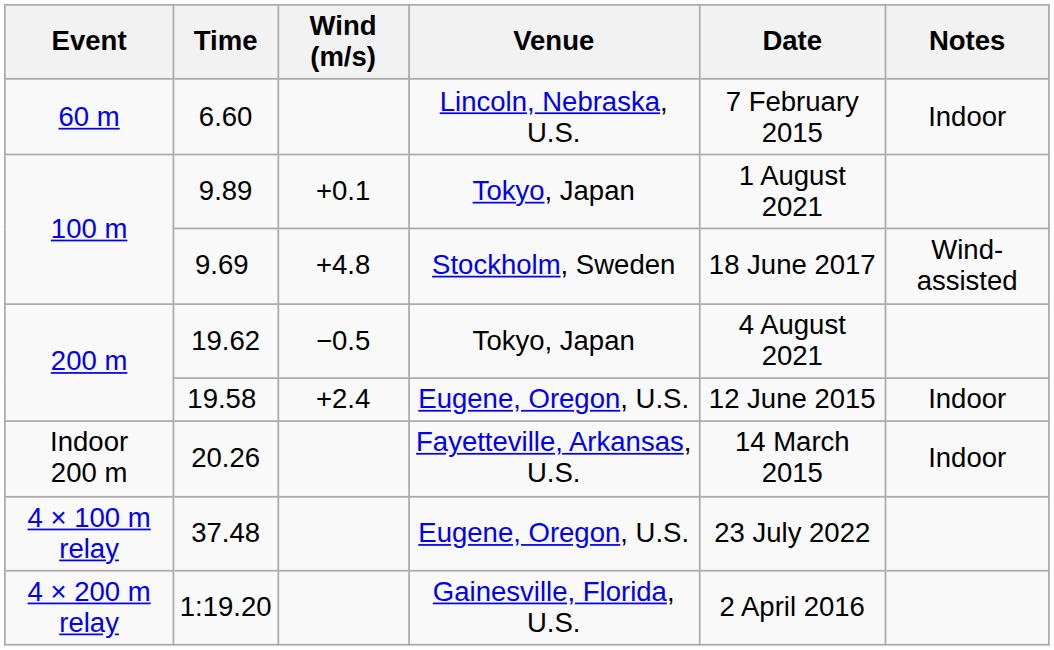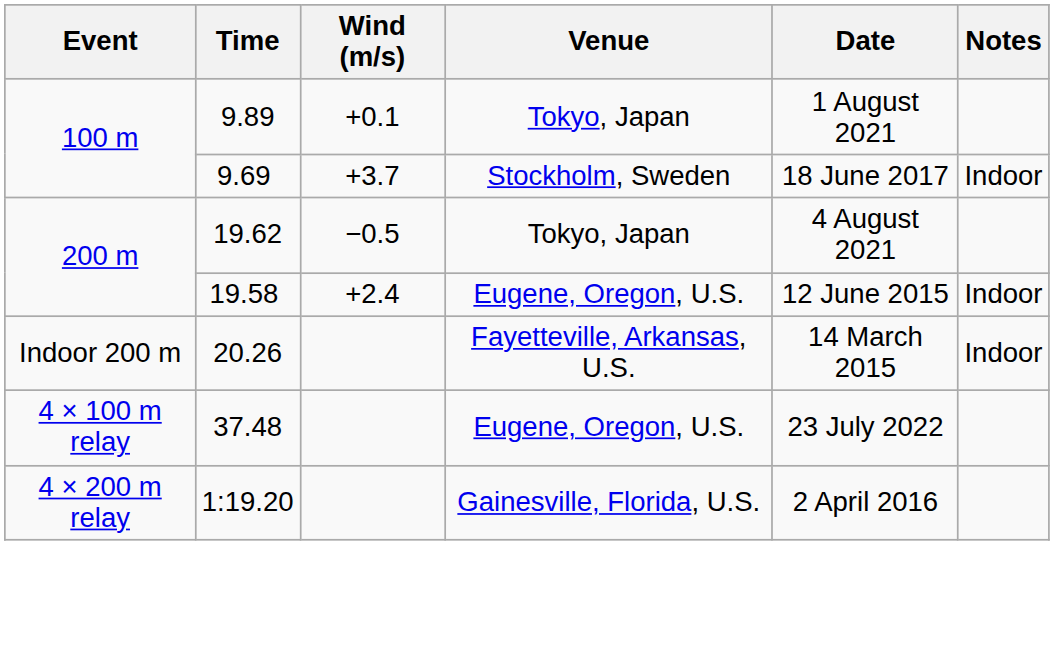- row: (226, 116)
(343, 265) +4.8 -> (372, 175) +3.7
(967, 265) Wind-assisted -> (1003, 175) Indoor
